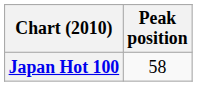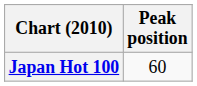(157, 66) 58 -> (157, 66) 60
